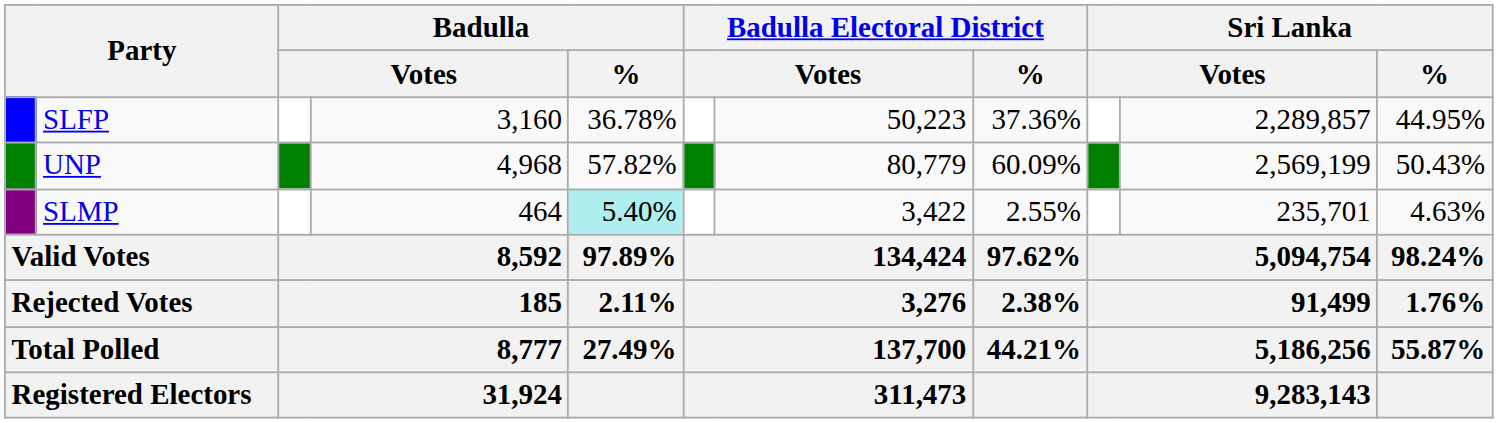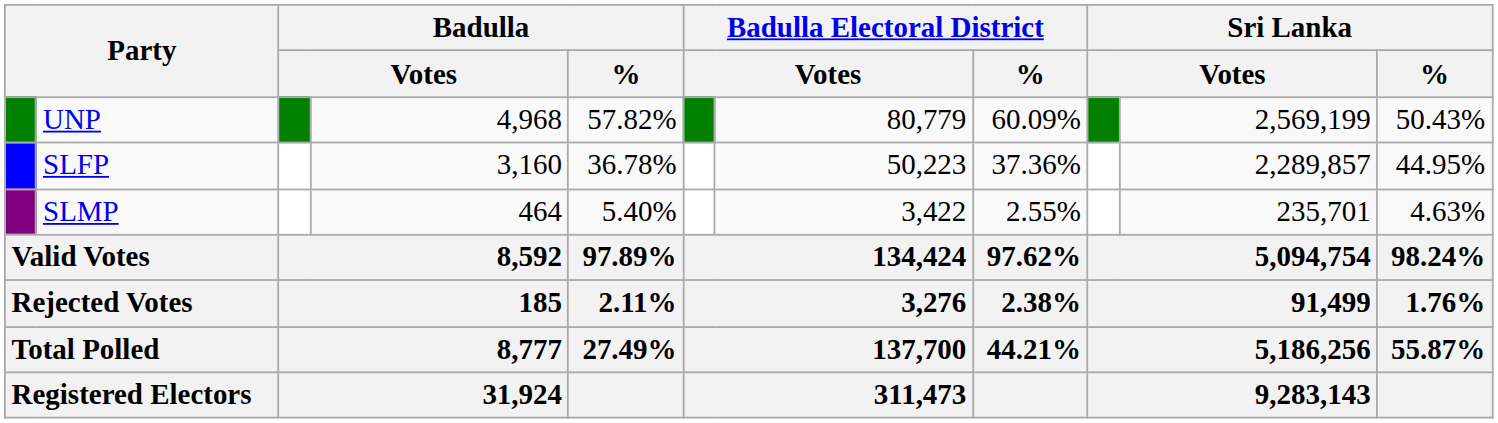rows swapped: (72, 165) <-> (76, 119)
(639, 211) paleturquoise background -> (639, 211) no background
